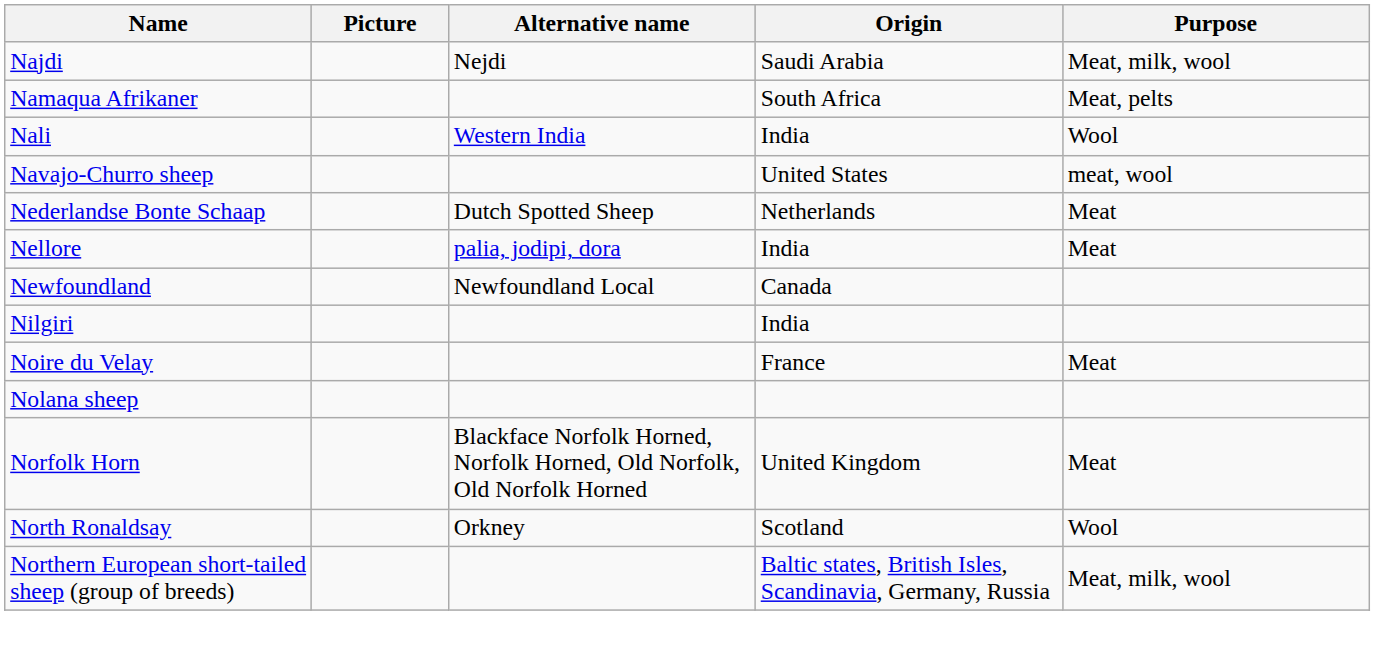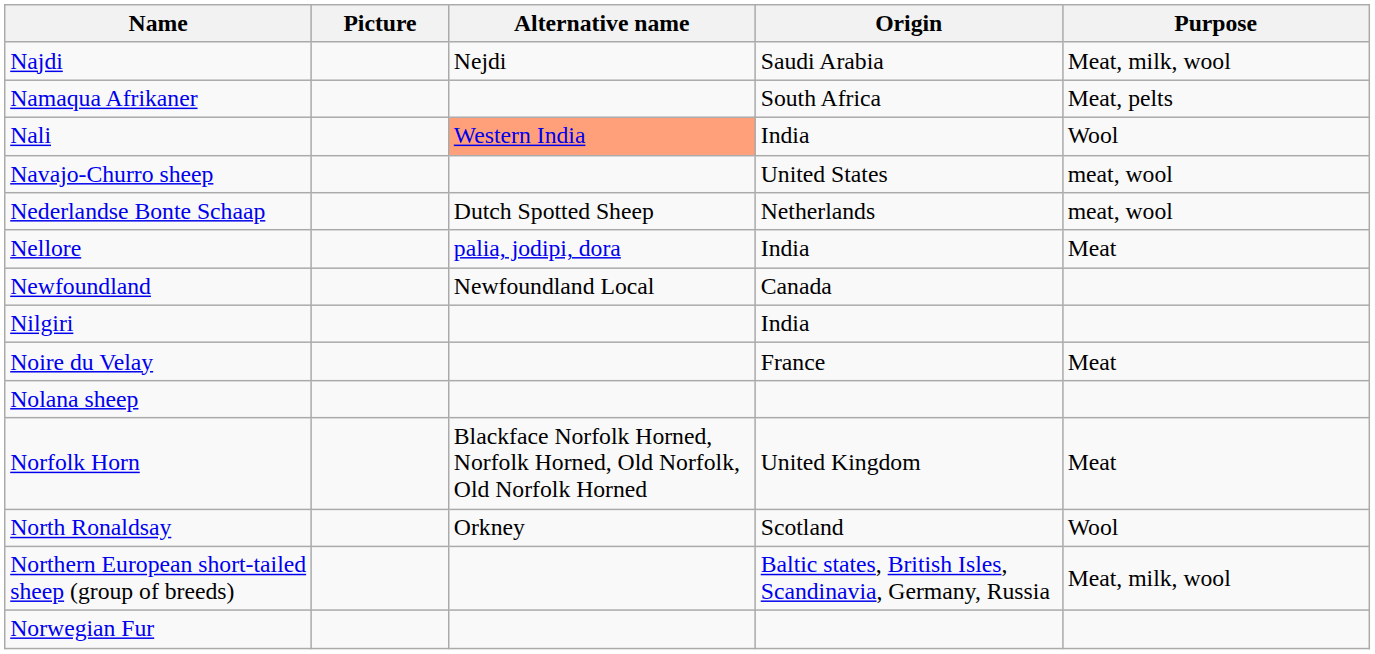(520, 135) no background -> (520, 135) lightsalmon background
(1092, 211) Meat -> (1120, 211) meat, wool
+ row: (82, 628)
